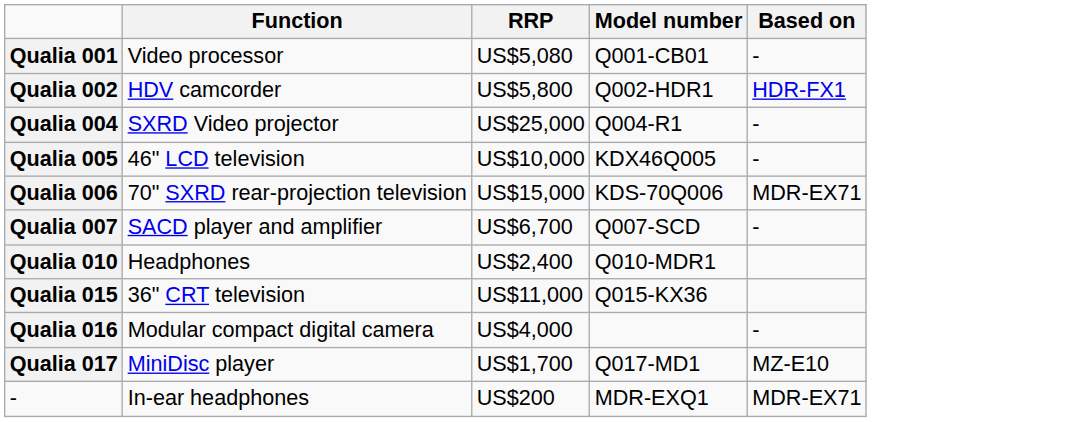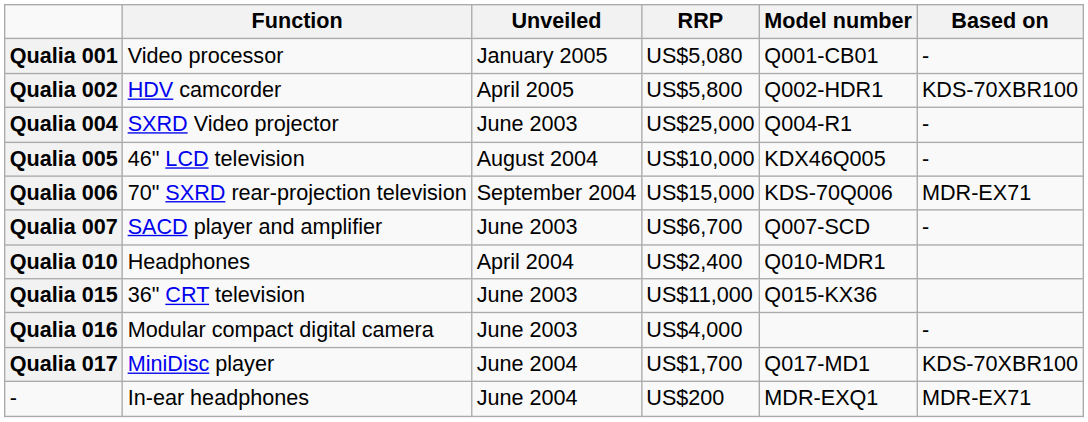+ column: (557, 21)
(799, 90) HDR-FX1 -> (1000, 90) KDS-70XBR100
(791, 364) MZ-E10 -> (1000, 364) KDS-70XBR100
